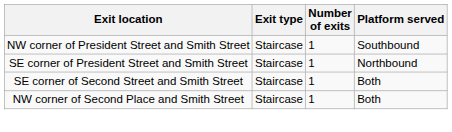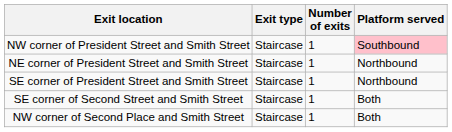(388, 44) no background -> (388, 44) pink background
+ row: (128, 63)
